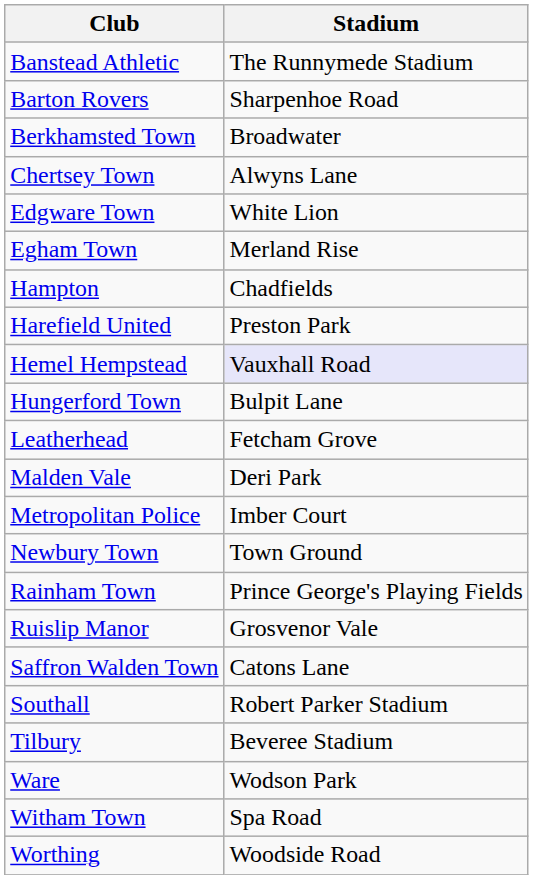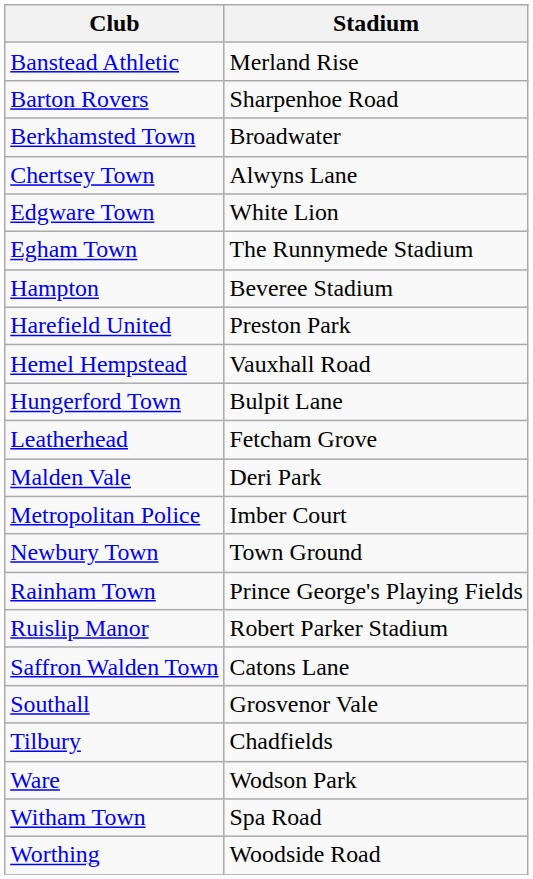(351, 61) The Runnymede Stadium -> (294, 61) Merland Rise
(294, 250) Merland Rise -> (351, 250) The Runnymede Stadium
(281, 288) Chadfields -> (311, 288) Beveree Stadium
(300, 363) lavender background -> (300, 363) no background
(304, 628) Grosvenor Vale -> (339, 628) Robert Parker Stadium
(339, 703) Robert Parker Stadium -> (304, 703) Grosvenor Vale
(311, 741) Beveree Stadium -> (281, 741) Chadfields
